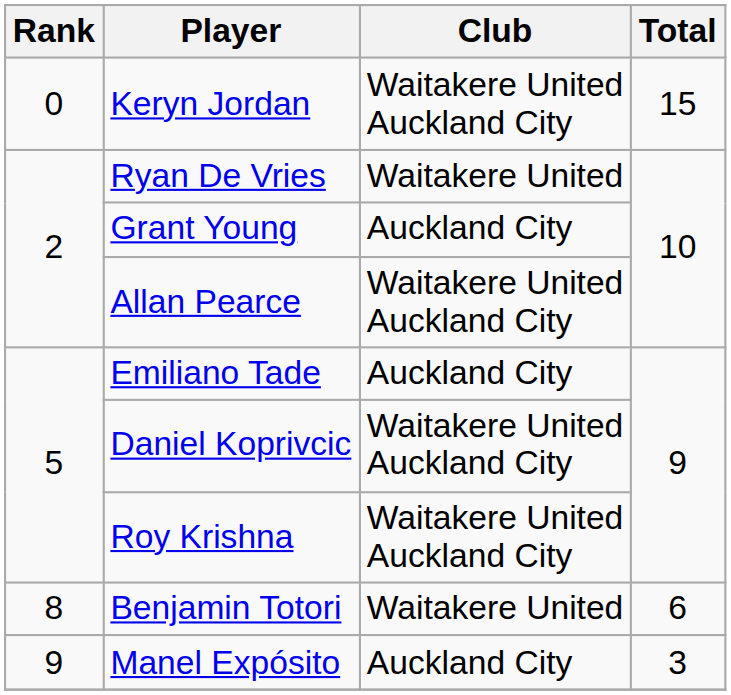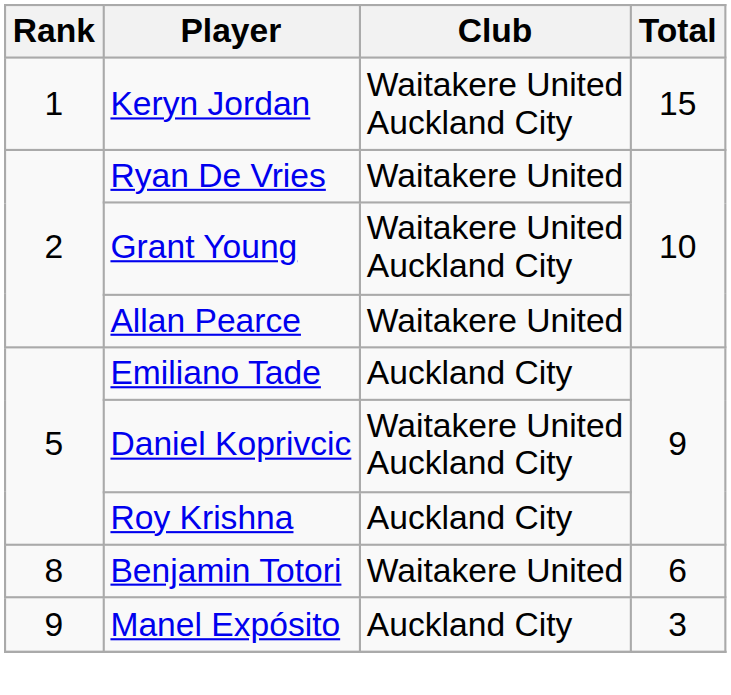(54, 103) 0 -> (54, 103) 1
(470, 228) Auckland City -> (495, 247) Waitakere United Auckland City
(495, 300) Waitakere United Auckland City -> (495, 319) Waitakere United
(495, 536) Waitakere United Auckland City -> (470, 517) Auckland City
